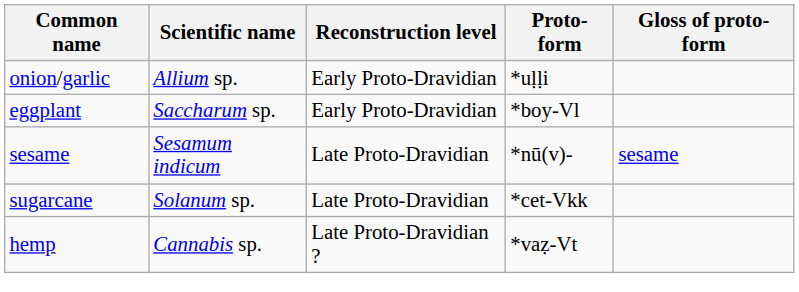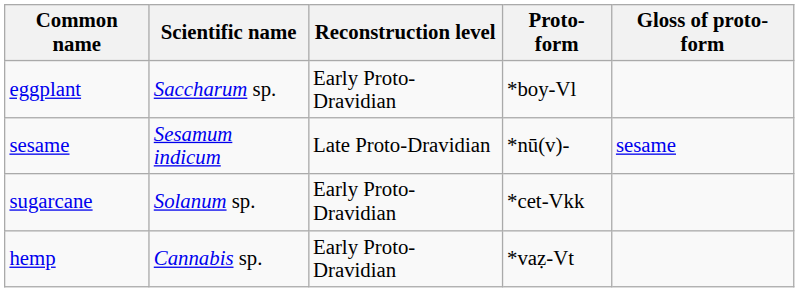- row: (60, 77)
(400, 199) Late Proto-Dravidian -> (364, 201) Early Proto-Dravidian
(400, 244) Late Proto-Dravidian ? -> (364, 258) Early Proto-Dravidian
